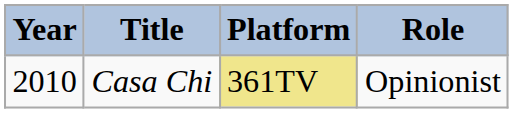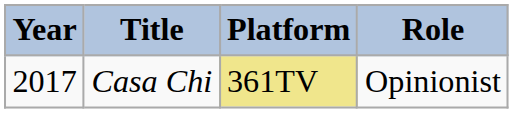(45, 81) 2010 -> (45, 81) 2017
